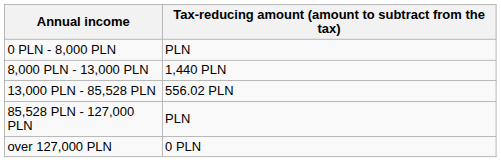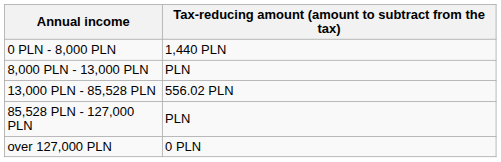(178, 49) PLN -> (196, 49) 1,440 PLN
(196, 70) 1,440 PLN -> (178, 70) PLN
